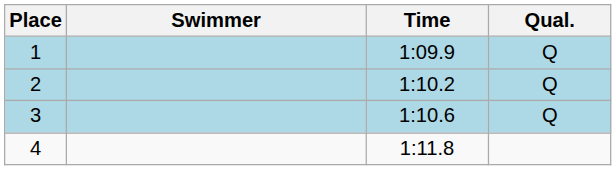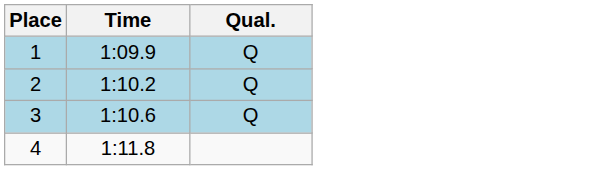- column: (216, 20)
